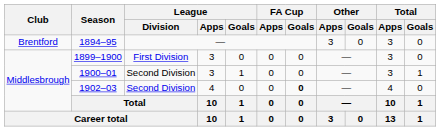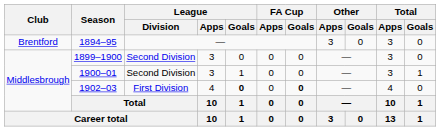(161, 57) First Division -> (161, 57) Second Division
(161, 88) Second Division -> (161, 88) First Division
(241, 88) normal -> (241, 88) bold
